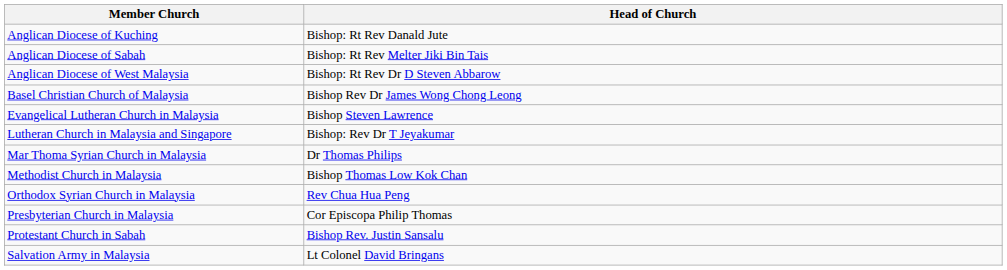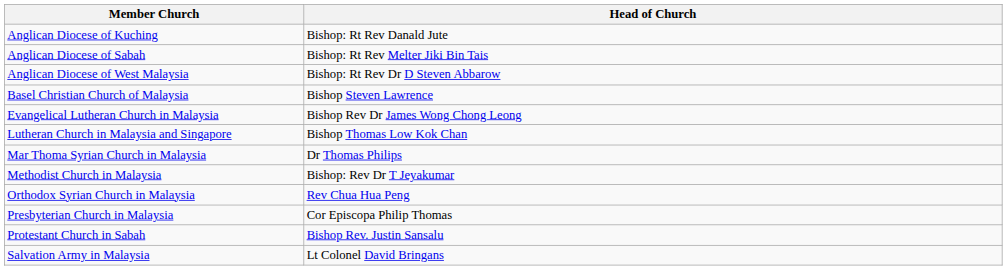(414, 94) Bishop Rev Dr James Wong Chong Leong -> (370, 94) Bishop Steven Lawrence
(370, 114) Bishop Steven Lawrence -> (414, 114) Bishop Rev Dr James Wong Chong Leong
(380, 134) Bishop: Rev Dr T Jeyakumar -> (387, 134) Bishop Thomas Low Kok Chan
(387, 174) Bishop Thomas Low Kok Chan -> (380, 174) Bishop: Rev Dr T Jeyakumar
